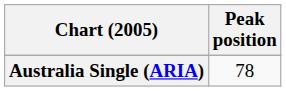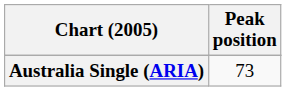(245, 70) 78 -> (245, 70) 73
